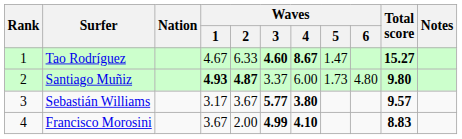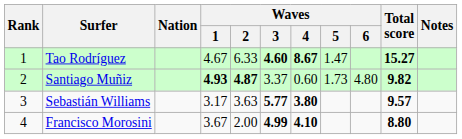(306, 79) 6.00 -> (306, 79) 0.60
(399, 79) 9.80 -> (399, 79) 9.82
(246, 101) 3.67 -> (246, 101) 3.63
(399, 123) 8.83 -> (399, 123) 8.80
